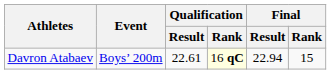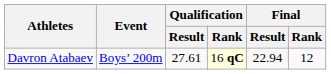(187, 58) 22.61 -> (187, 58) 27.61
(307, 58) 15 -> (307, 58) 12
